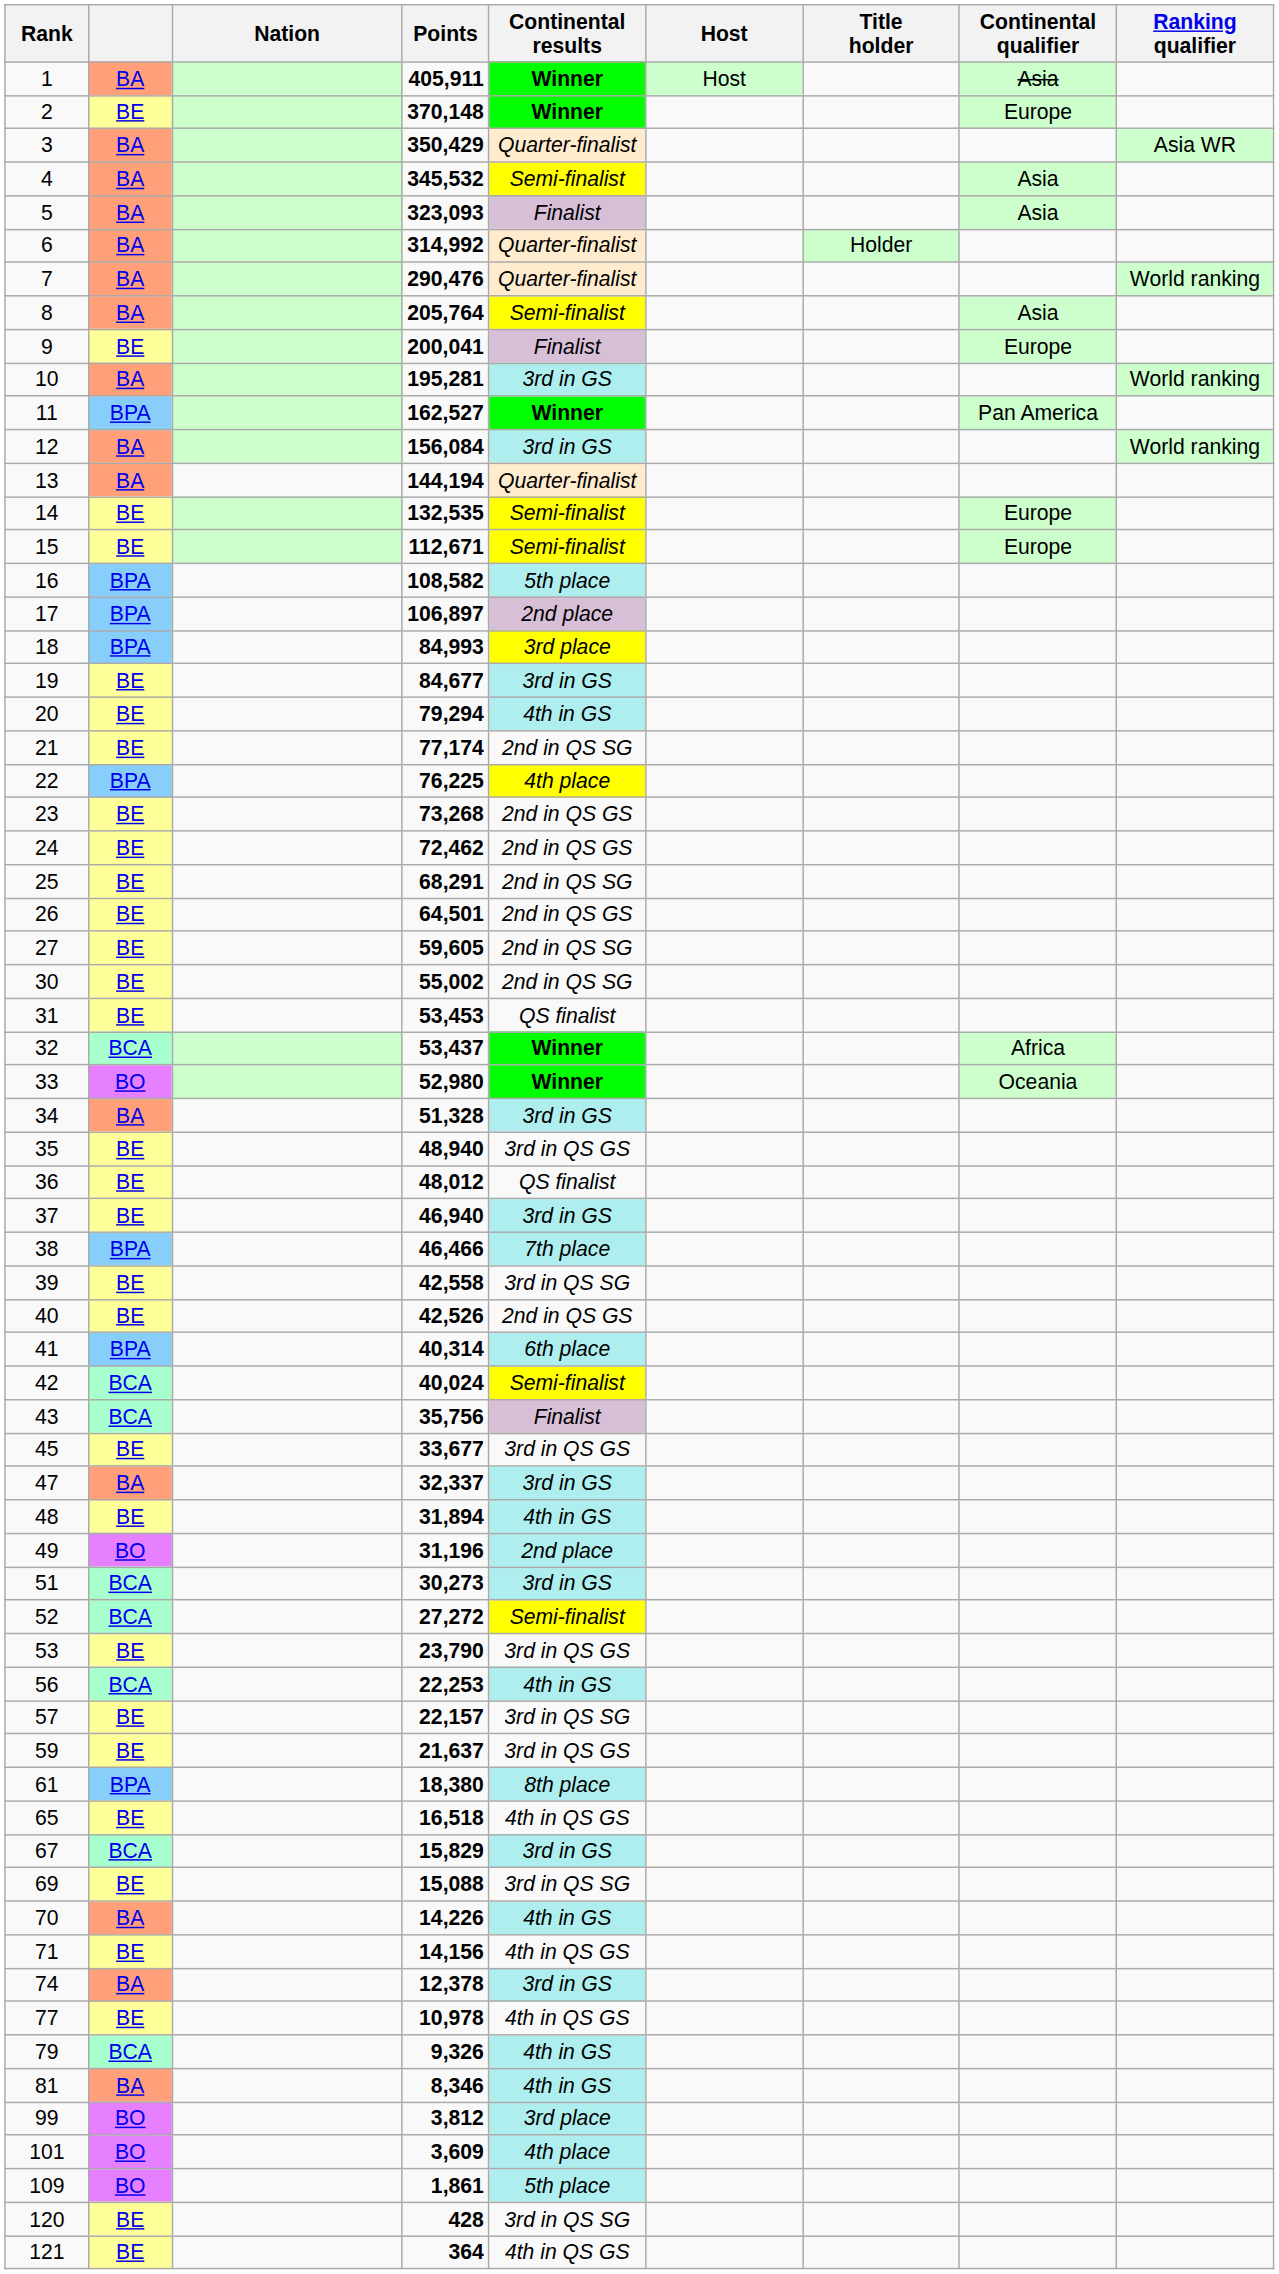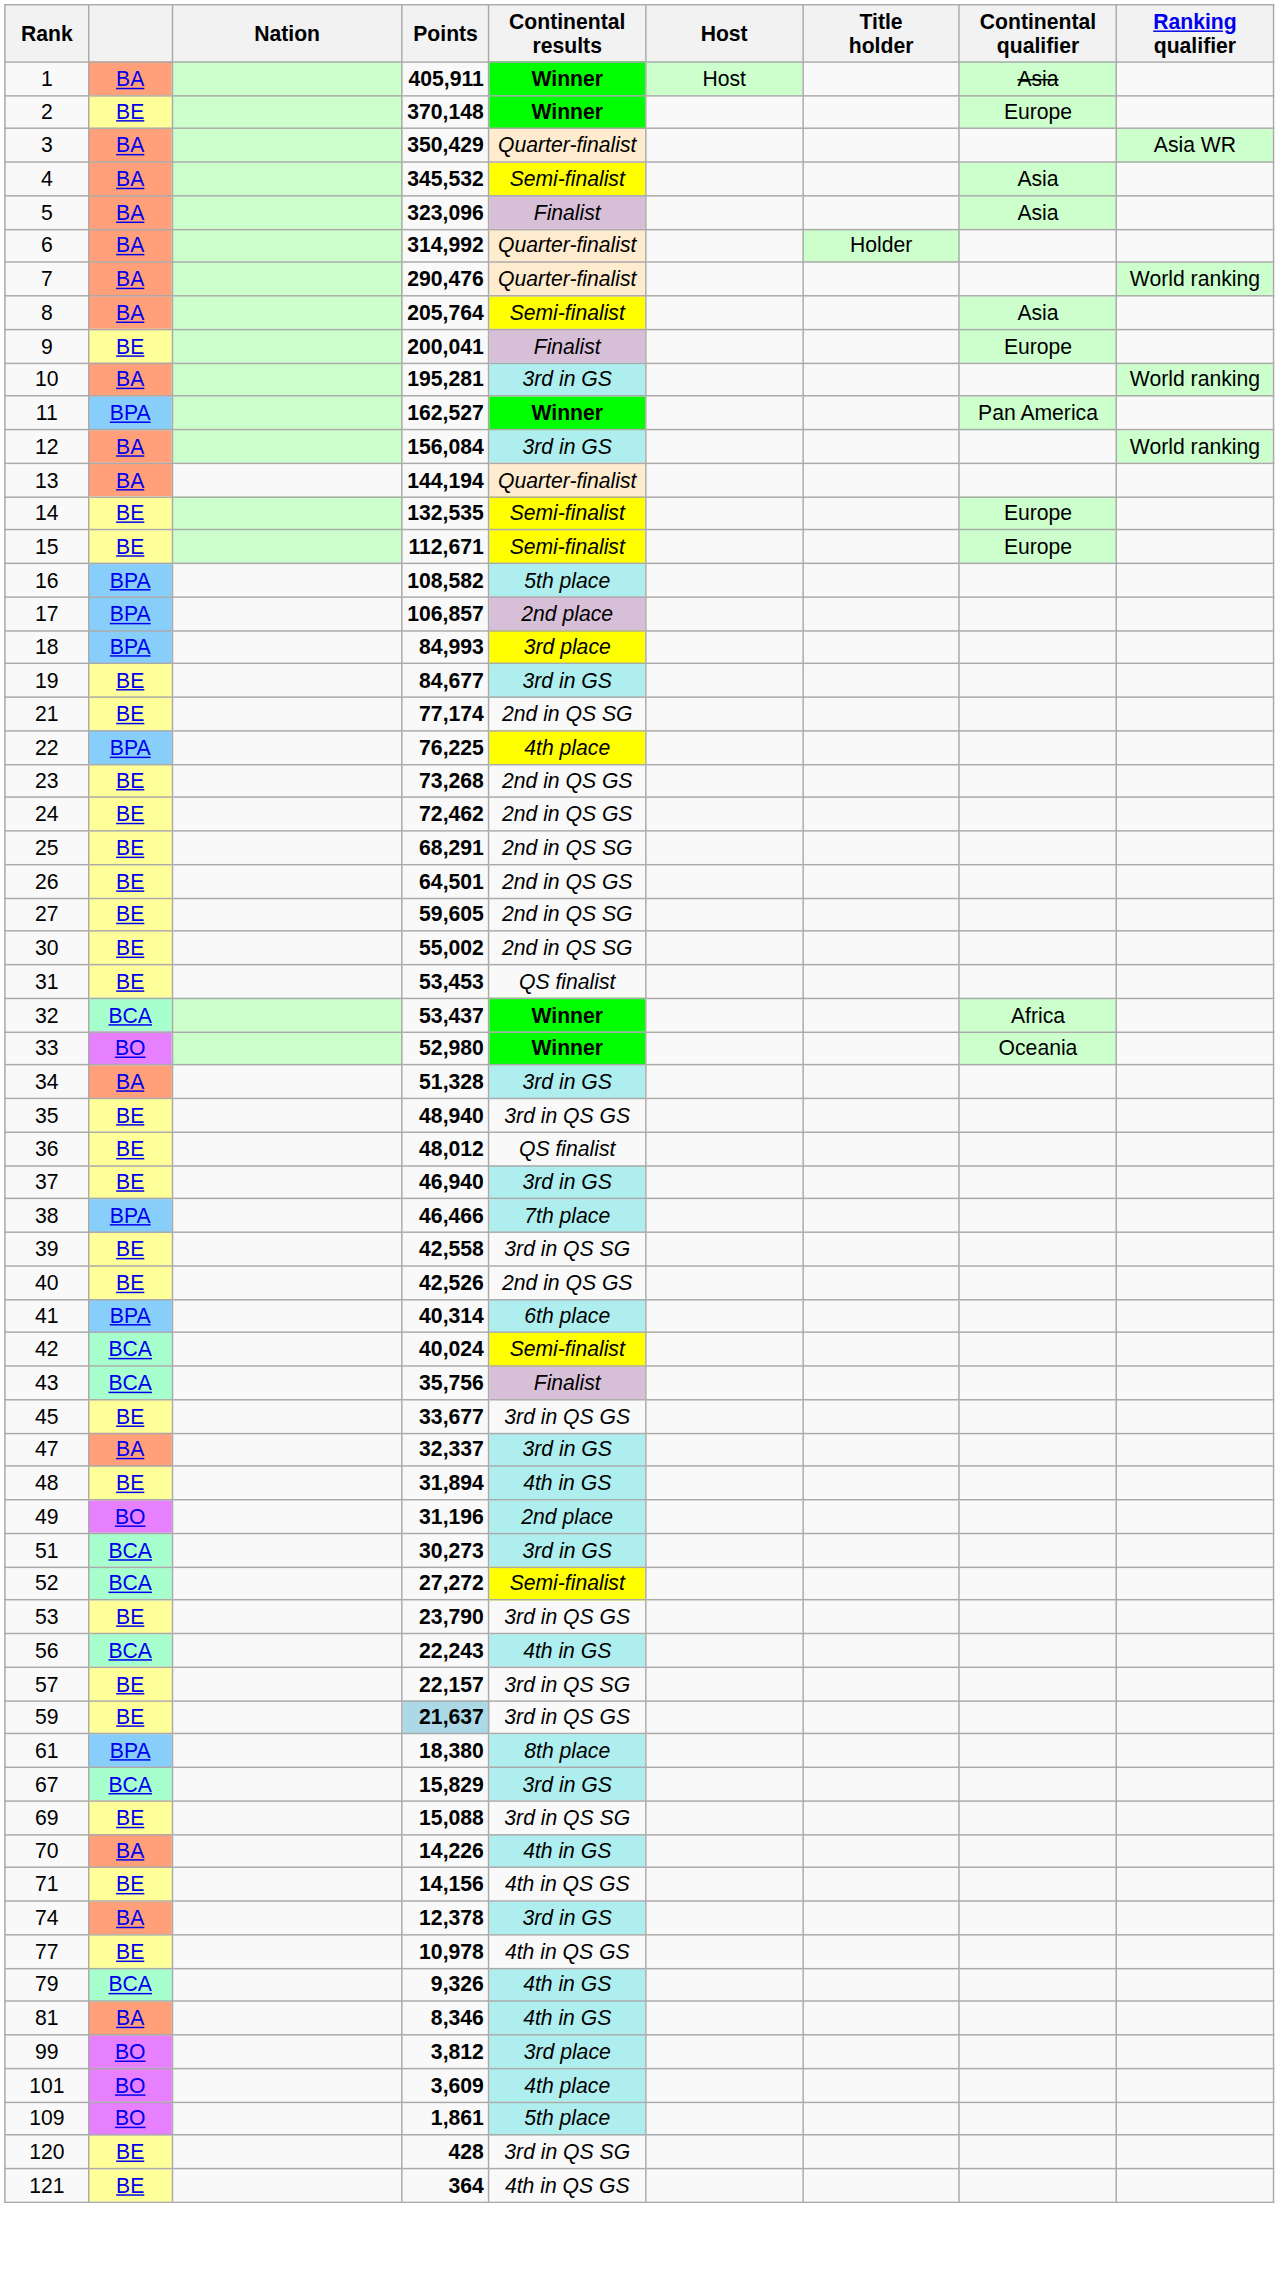(446, 212) 323,093 -> (446, 212) 323,096
(446, 613) 106,897 -> (446, 613) 106,857
- row: (47, 714)
(451, 1684) 22,253 -> (451, 1650) 22,243
(451, 1751) no background -> (451, 1717) lightblue background
- row: (47, 1817)
